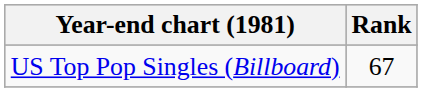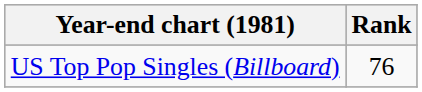(382, 65) 67 -> (382, 65) 76
